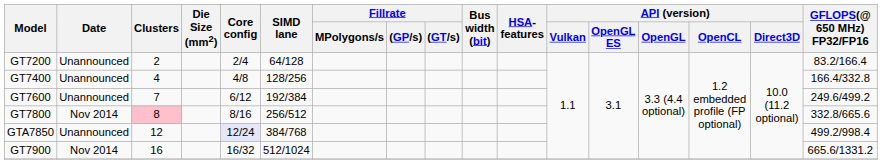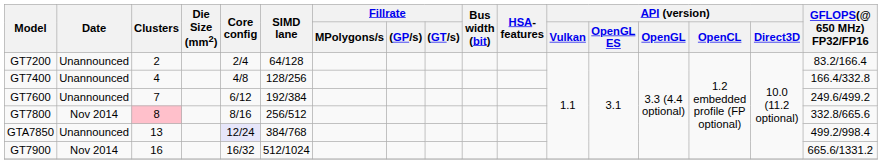(157, 132) 12 -> (157, 132) 13
